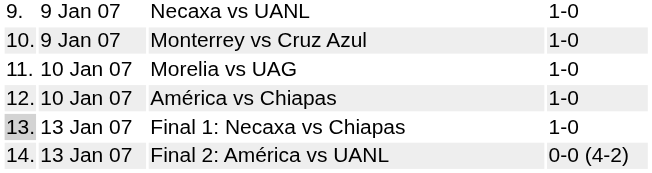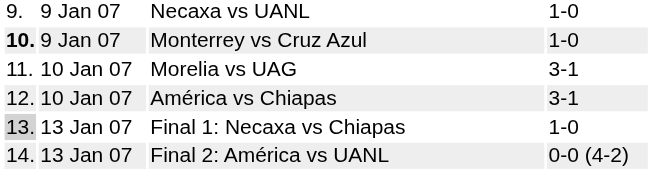(21, 40) normal -> (21, 40) bold
(564, 69) 1-0 -> (564, 69) 3-1
(564, 98) 1-0 -> (564, 98) 3-1
